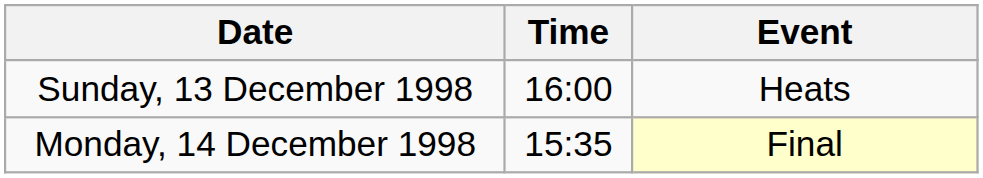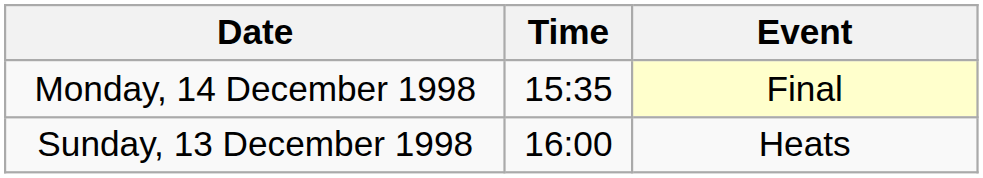rows swapped: (255, 88) <-> (255, 144)
